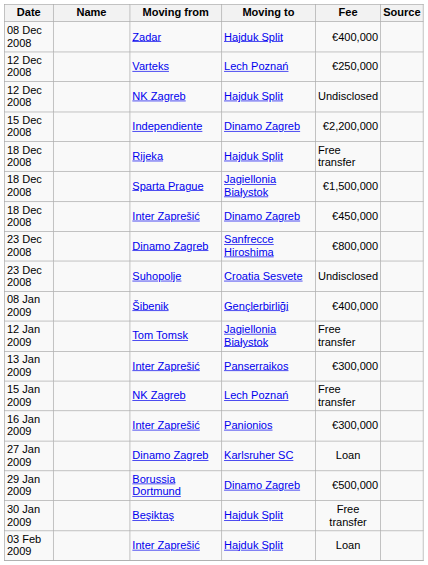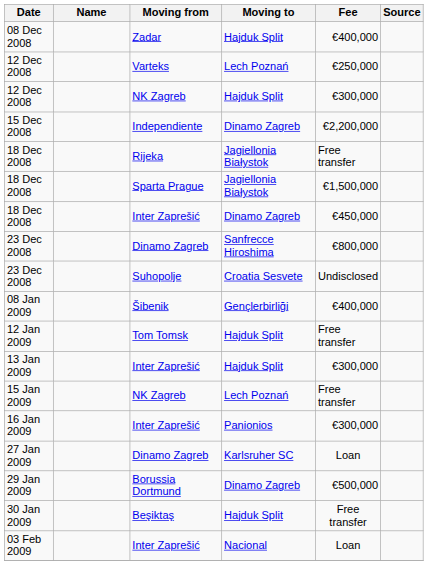(348, 96) Undisclosed -> (355, 96) €300,000
(253, 156) Hajduk Split -> (250, 156) Jagiellonia Białystok
(250, 336) Jagiellonia Białystok -> (253, 336) Hajduk Split
(256, 366) Panserraikos -> (253, 366) Hajduk Split
(253, 545) Hajduk Split -> (246, 545) Nacional
